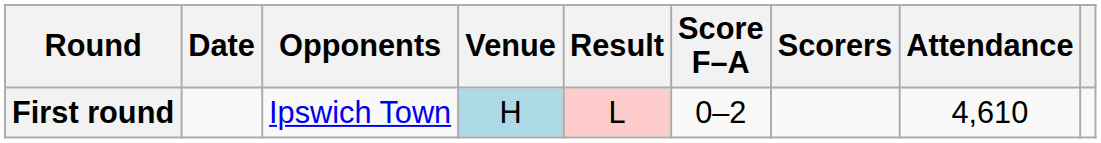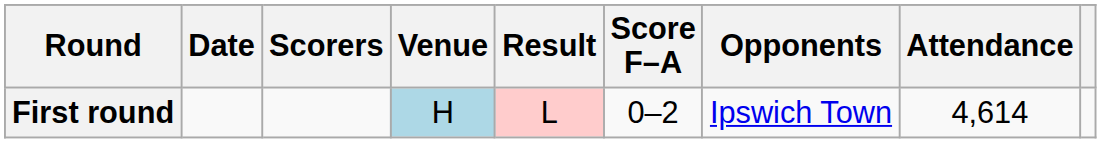columns swapped: (360, 46) <-> (835, 46)
(990, 112) 4,610 -> (990, 112) 4,614
